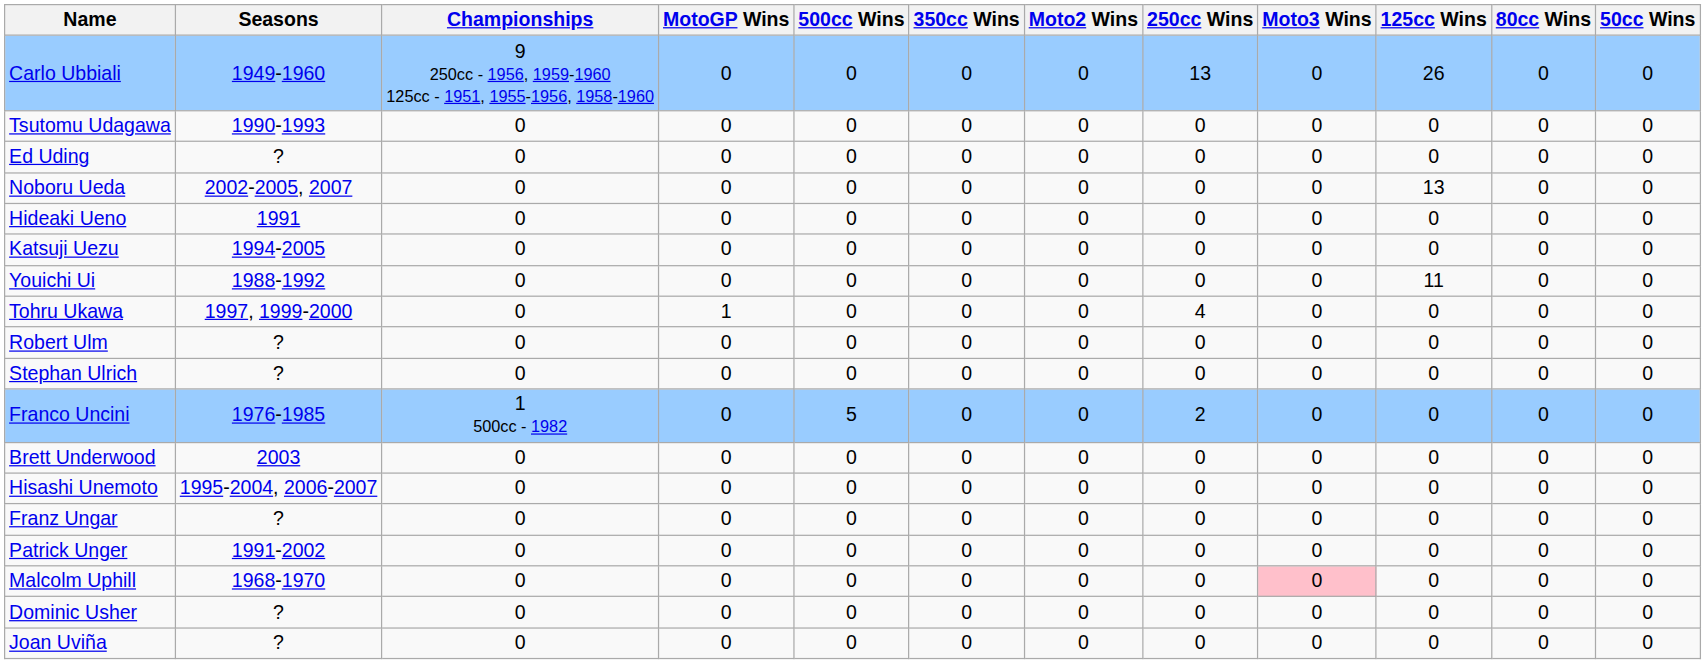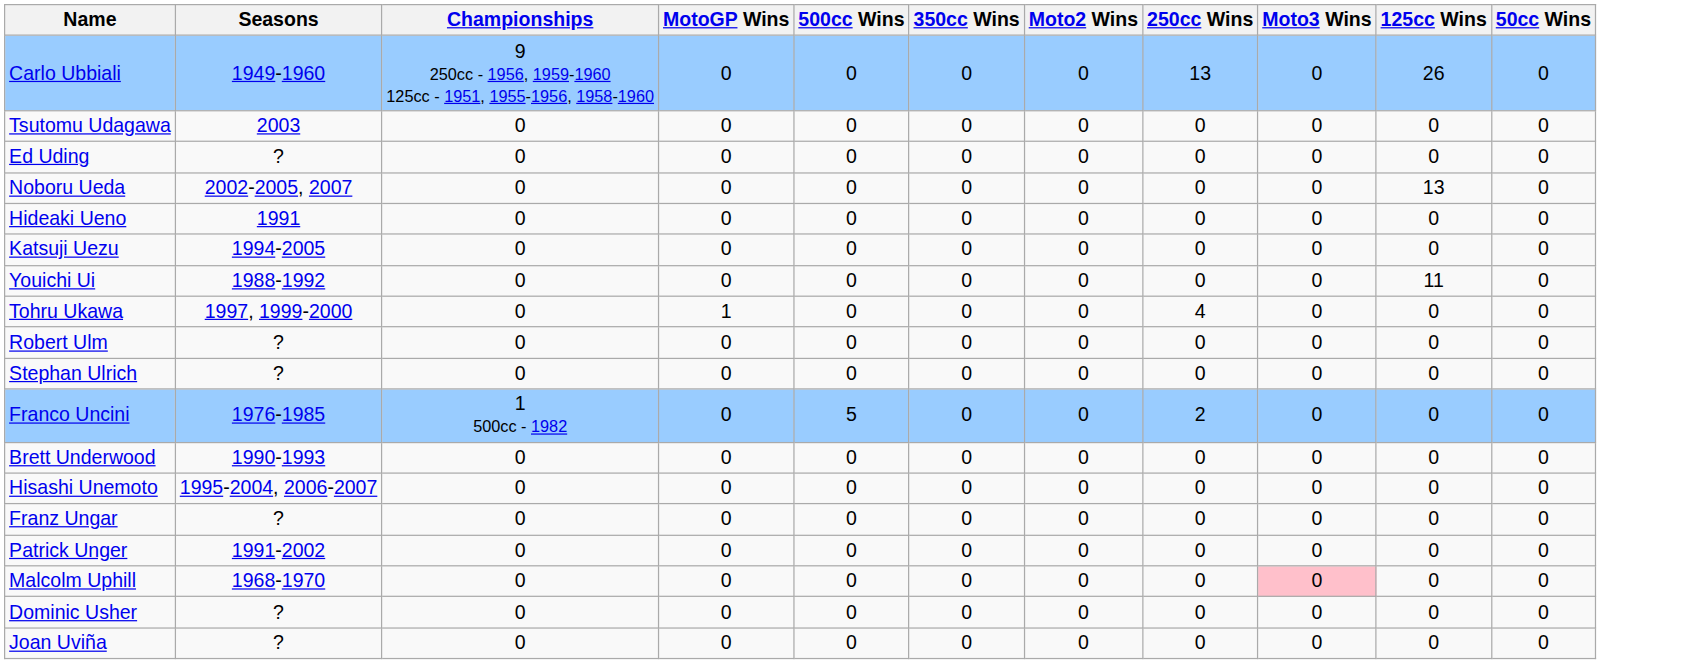- column: (1543, 19)
(279, 125) 1990-1993 -> (279, 125) 2003
(279, 457) 2003 -> (279, 457) 1990-1993
